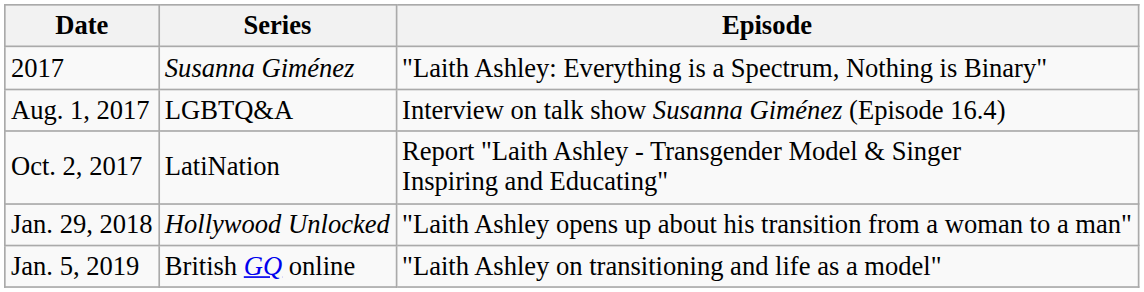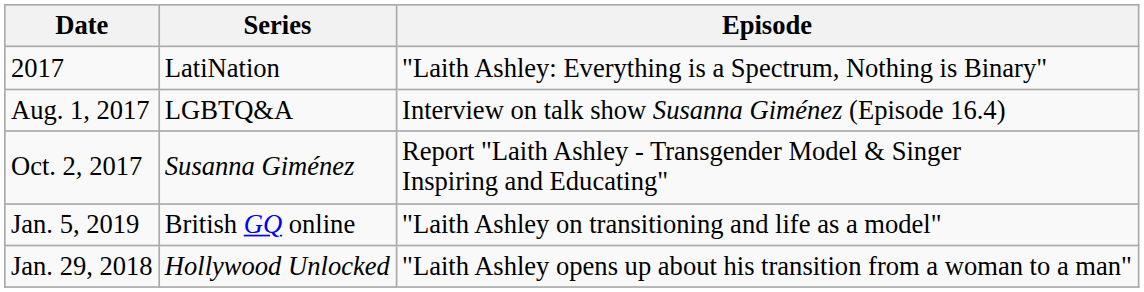(260, 67) Susanna Giménez -> (222, 67) LatiNation
(222, 166) LatiNation -> (260, 166) Susanna Giménez
rows swapped: (75, 266) <-> (82, 223)
